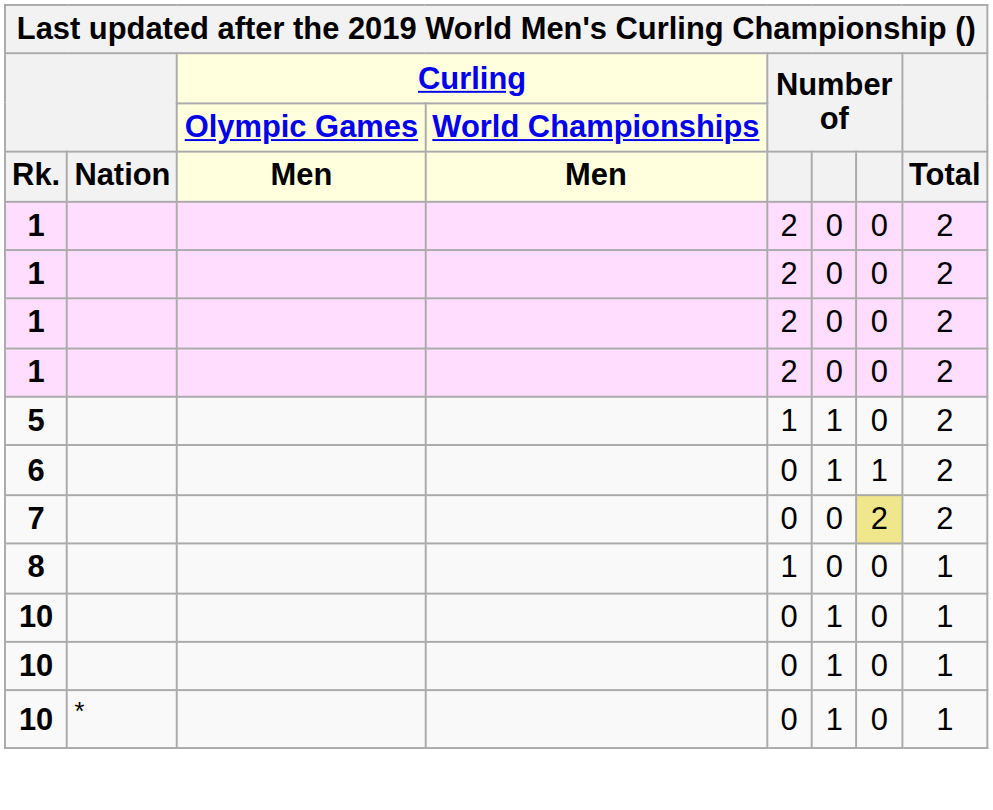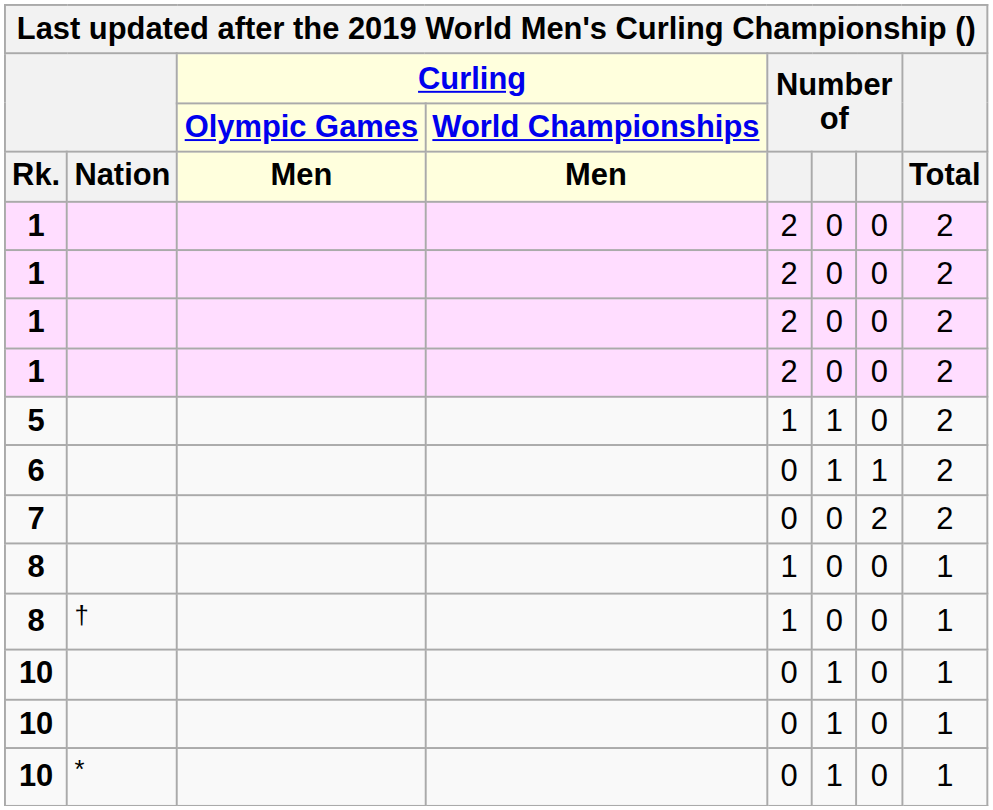(879, 518) khaki background -> (879, 518) no background
+ row: (36, 620)
